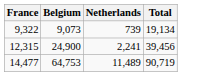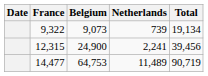+ column: (17, 12)
